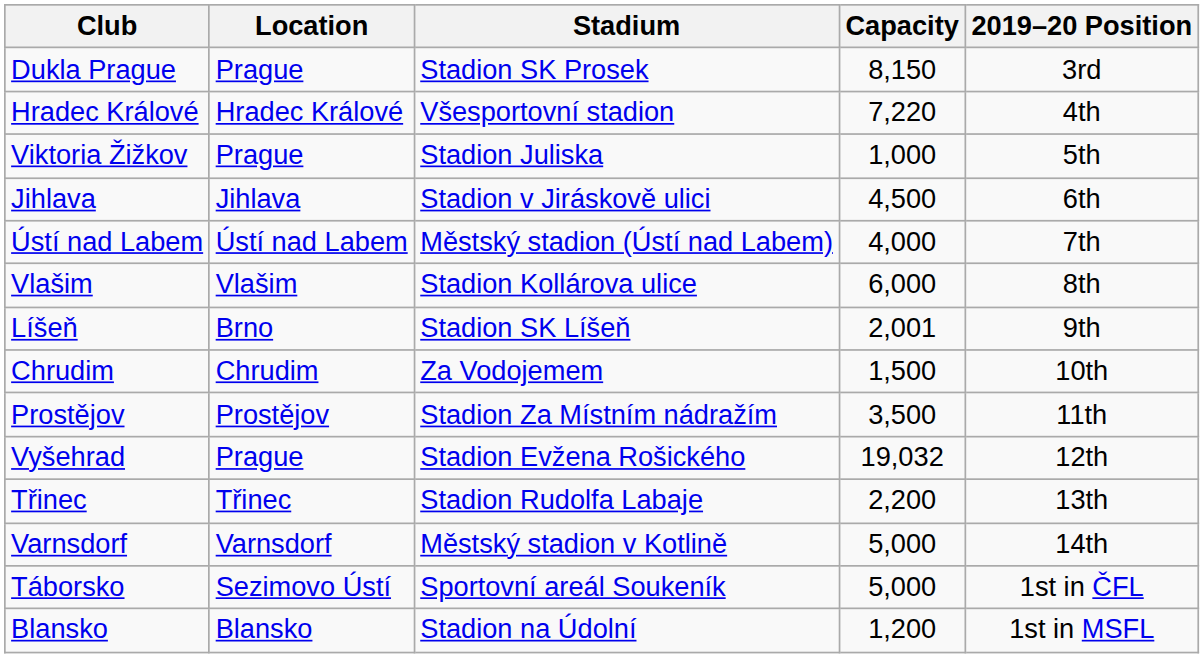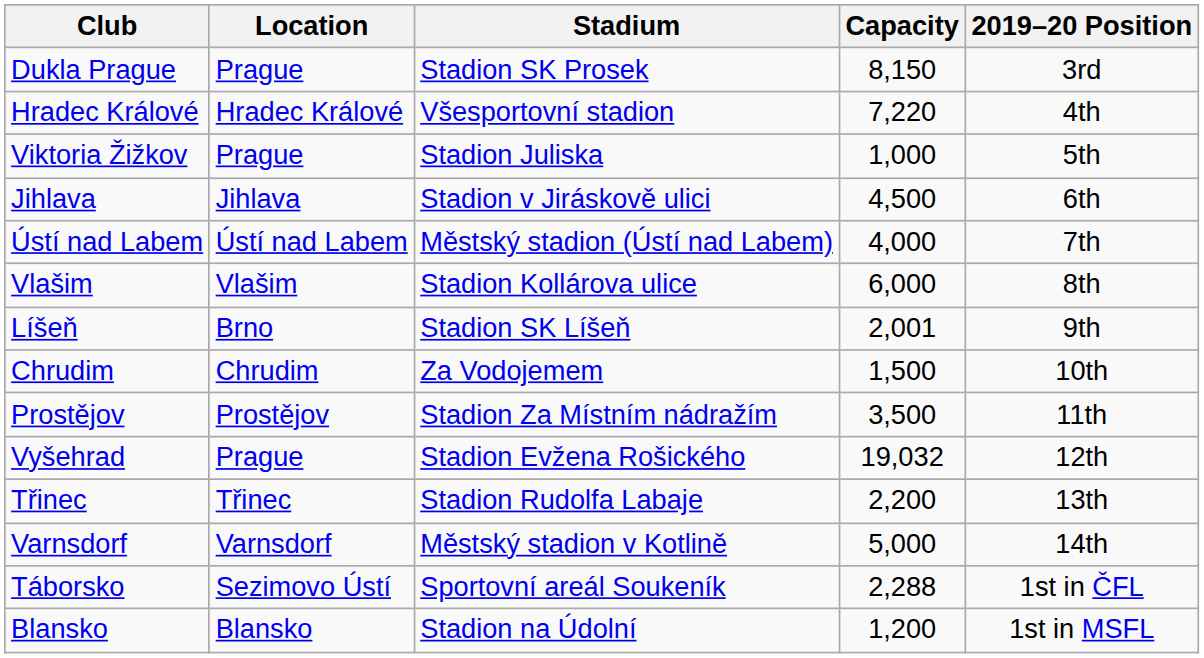(902, 586) 5,000 -> (902, 586) 2,288
